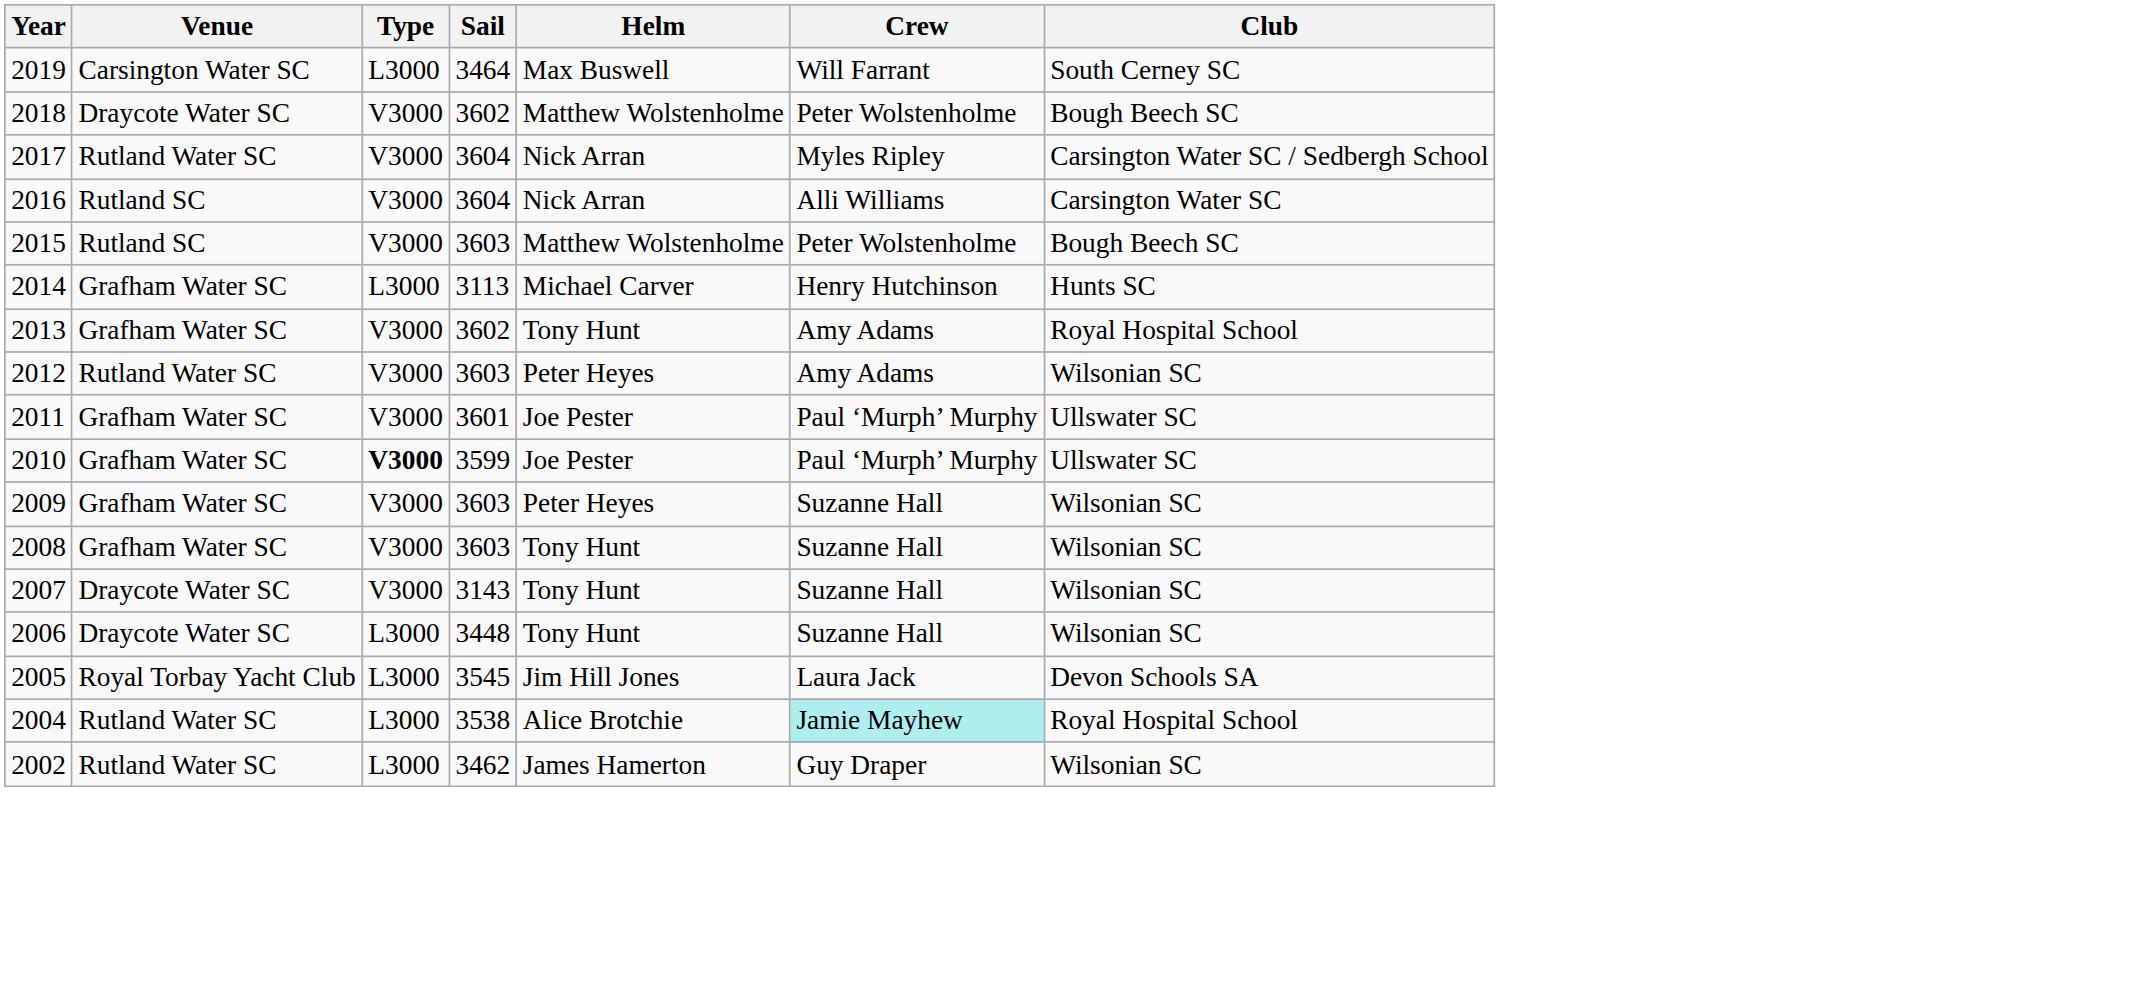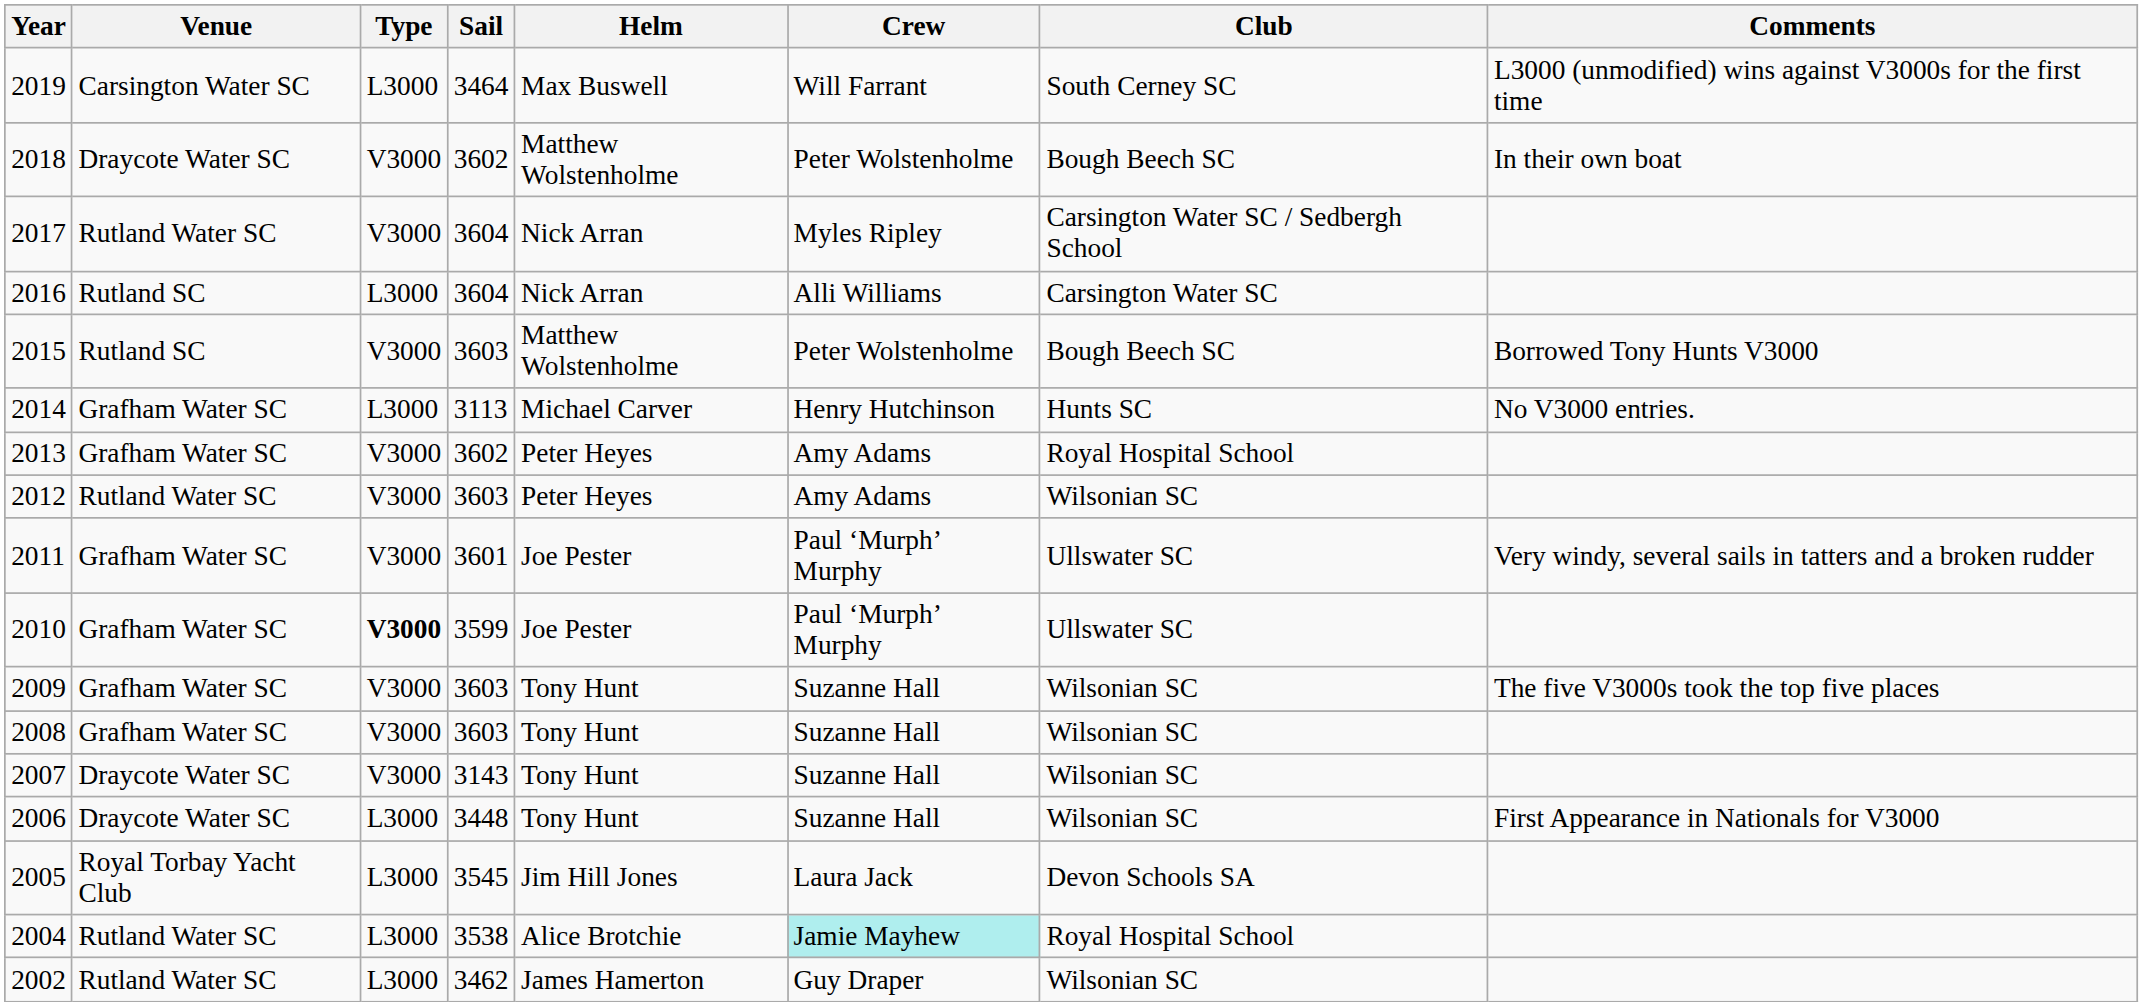+ column: (1812, 26)
(406, 199) V3000 -> (402, 292) L3000
(581, 329) Tony Hunt -> (587, 453) Peter Heyes
(589, 503) Peter Heyes -> (580, 688) Tony Hunt
